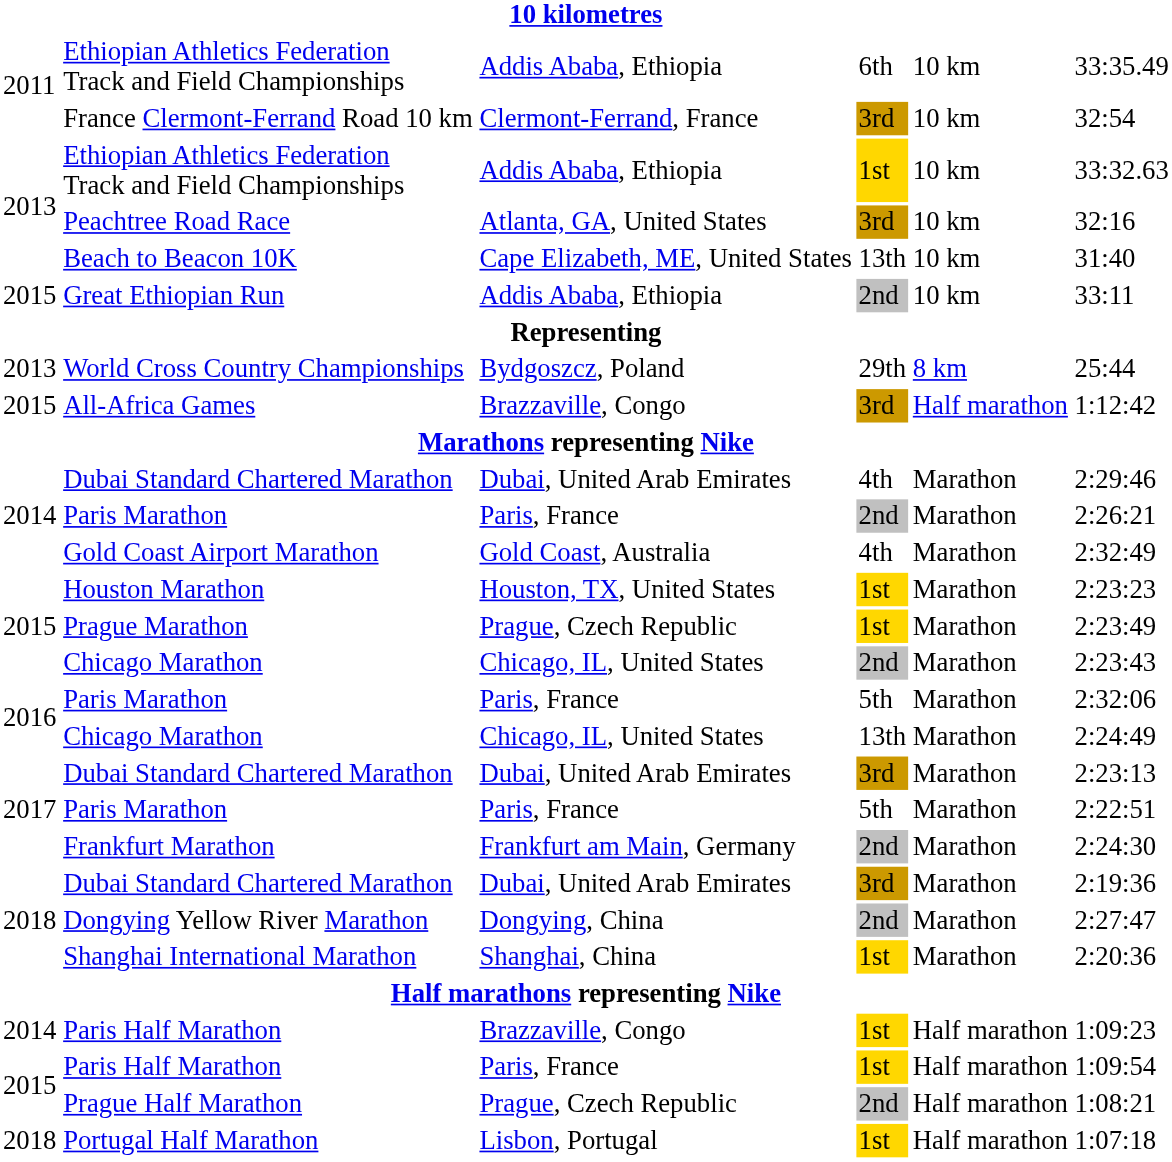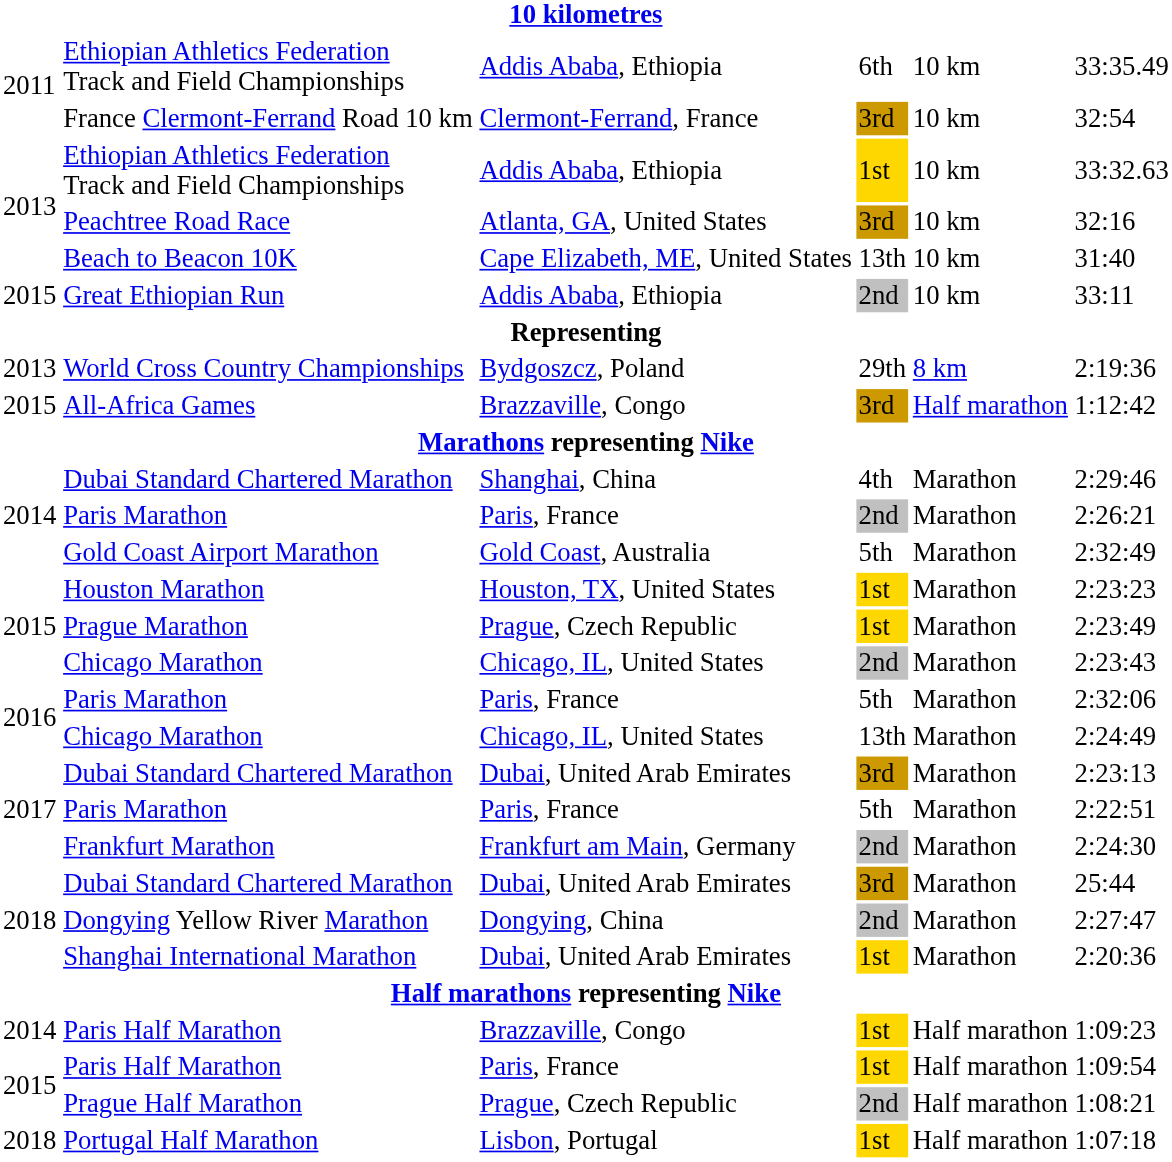(1105, 368) 25:44 -> (1115, 368) 2:19:36
(635, 478) Dubai, United Arab Emirates -> (568, 478) Shanghai, China
(876, 552) 4th -> (876, 552) 5th
(1115, 883) 2:19:36 -> (1105, 883) 25:44
(568, 956) Shanghai, China -> (635, 956) Dubai, United Arab Emirates
